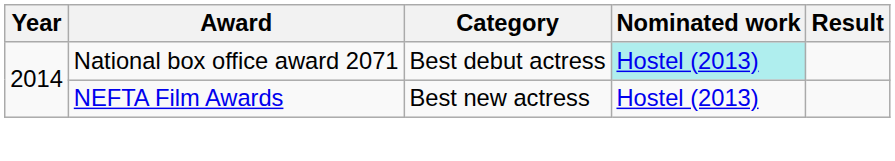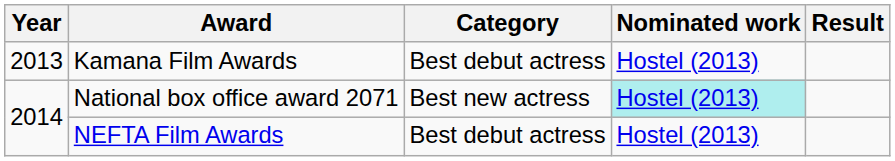+ row: (185, 60)
(507, 60) Best debut actress -> (500, 98) Best new actress
(500, 98) Best new actress -> (507, 135) Best debut actress
